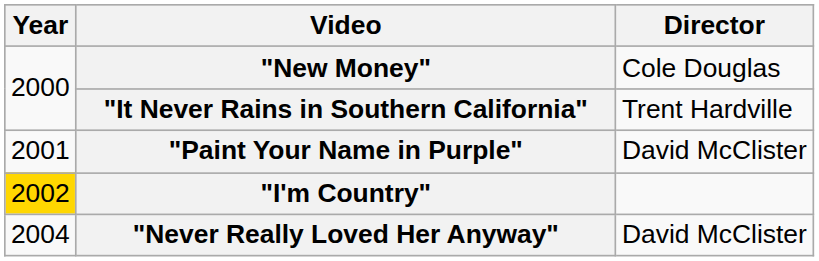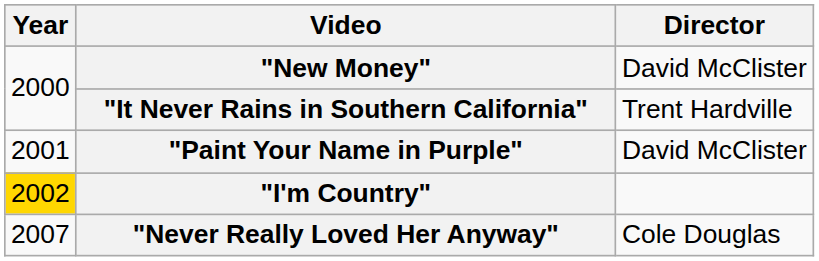(701, 67) Cole Douglas -> (714, 67) David McClister
(40, 234) 2004 -> (40, 234) 2007
(714, 234) David McClister -> (701, 234) Cole Douglas
